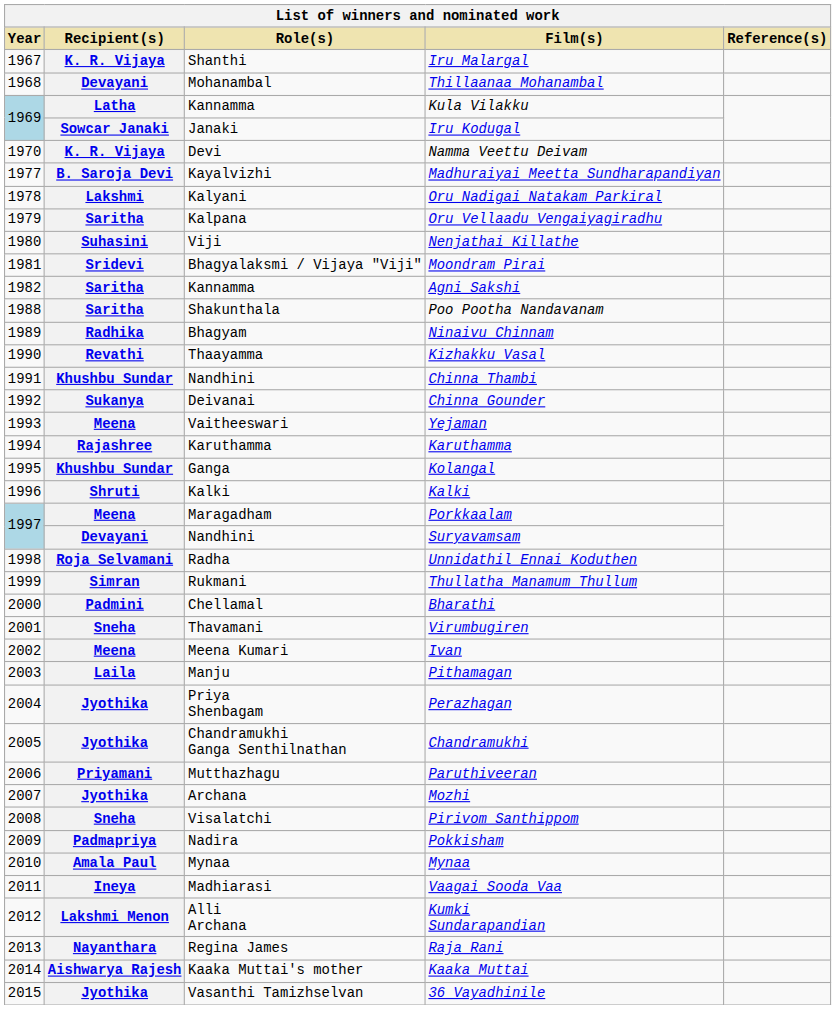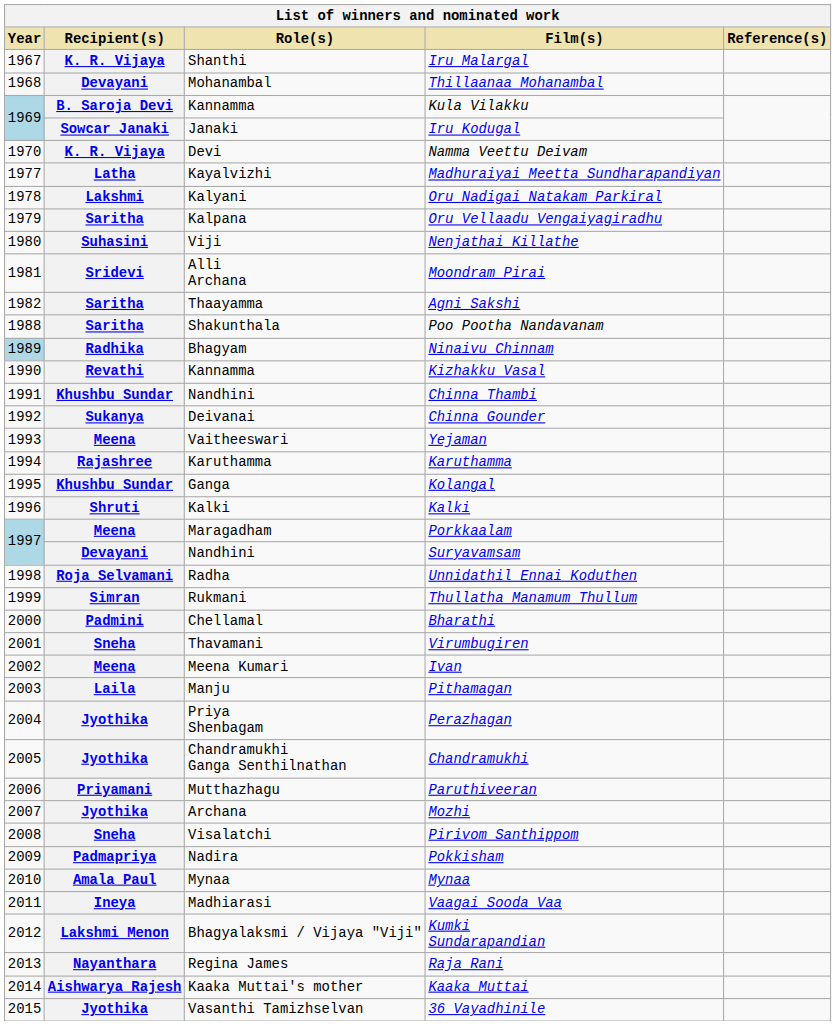(115, 107) Latha -> (115, 107) B. Saroja Devi
(115, 175) B. Saroja Devi -> (115, 175) Latha
(305, 265) Bhagyalaksmi / Vijaya "Viji" -> (217, 273) Alli Archana
(221, 288) Kannamma -> (226, 304) Thaayamma
(25, 333) no background -> (25, 349) lightblue background
(226, 356) Thaayamma -> (221, 372) Kannamma
(217, 917) Alli Archana -> (305, 934) Bhagyalaksmi / Vijaya "Viji"
